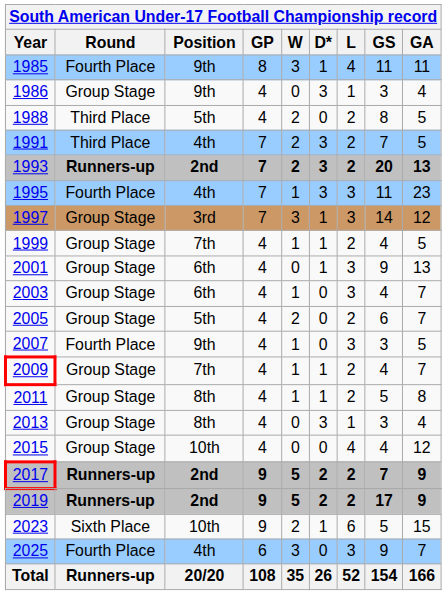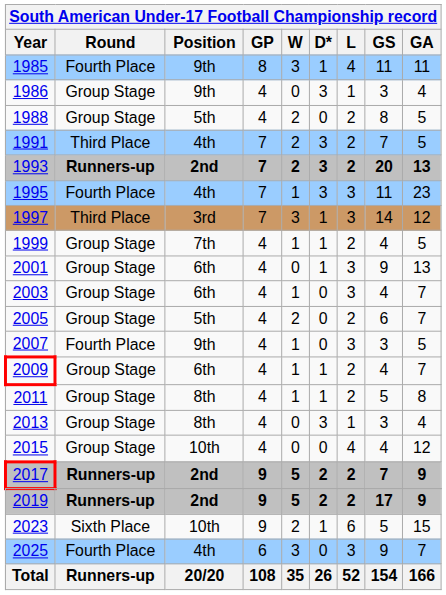(110, 117) Third Place -> (110, 117) Group Stage
(110, 218) Group Stage -> (110, 218) Third Place
(204, 370) 7th -> (204, 370) 6th
